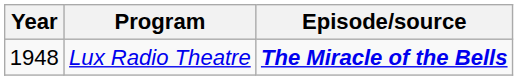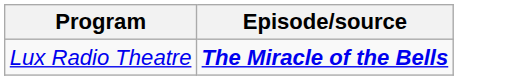- column: (34, 22)
